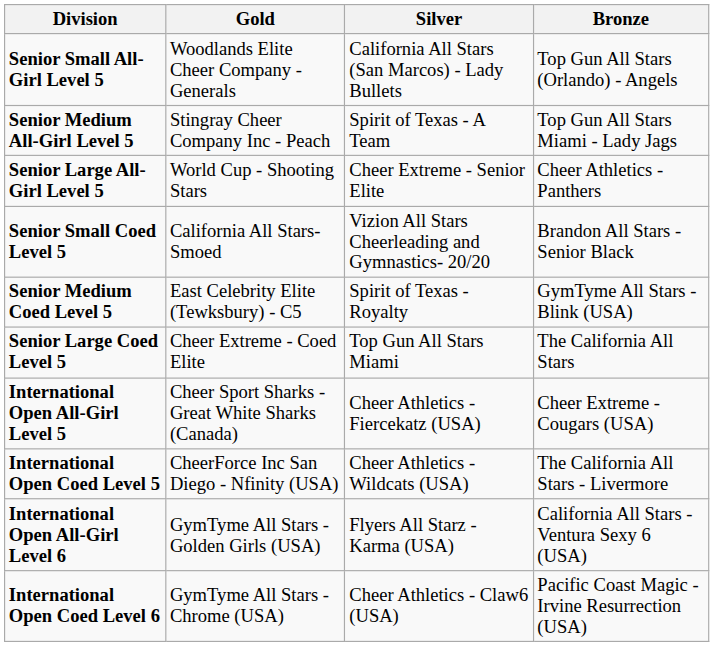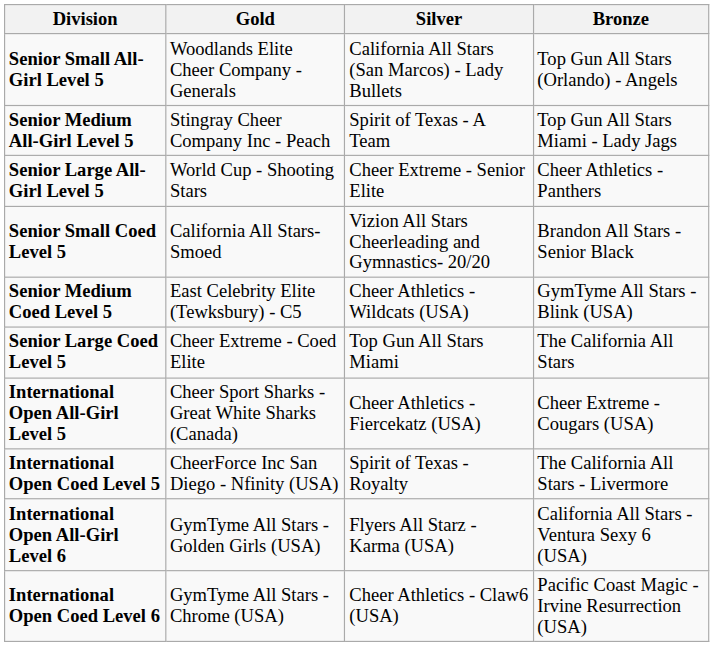(409, 302) Spirit of Texas - Royalty -> (412, 302) Cheer Athletics - Wildcats (USA)
(412, 473) Cheer Athletics - Wildcats (USA) -> (409, 473) Spirit of Texas - Royalty
